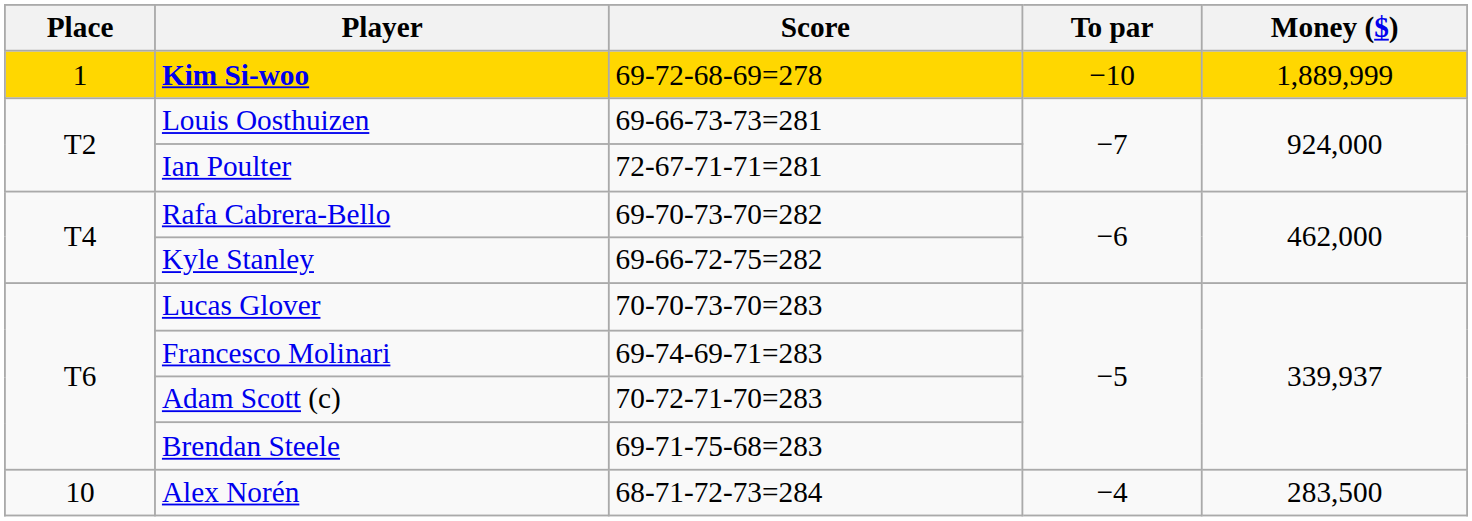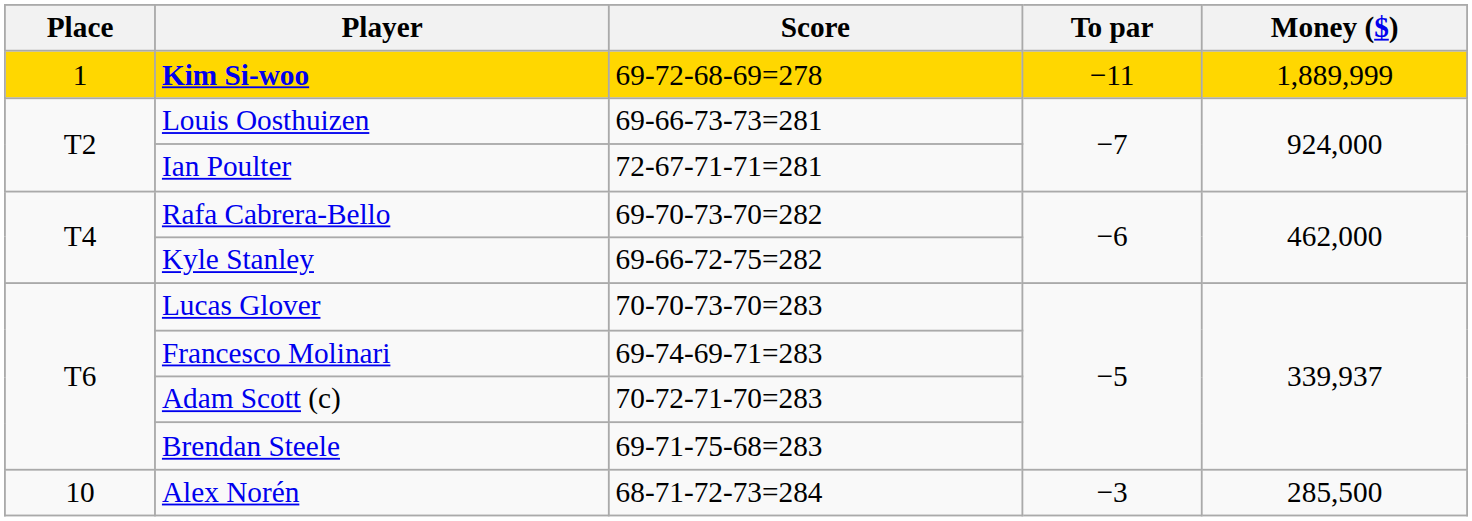(1112, 74) −10 -> (1112, 74) −11
(1112, 492) −4 -> (1112, 492) −3
(1335, 492) 283,500 -> (1335, 492) 285,500
